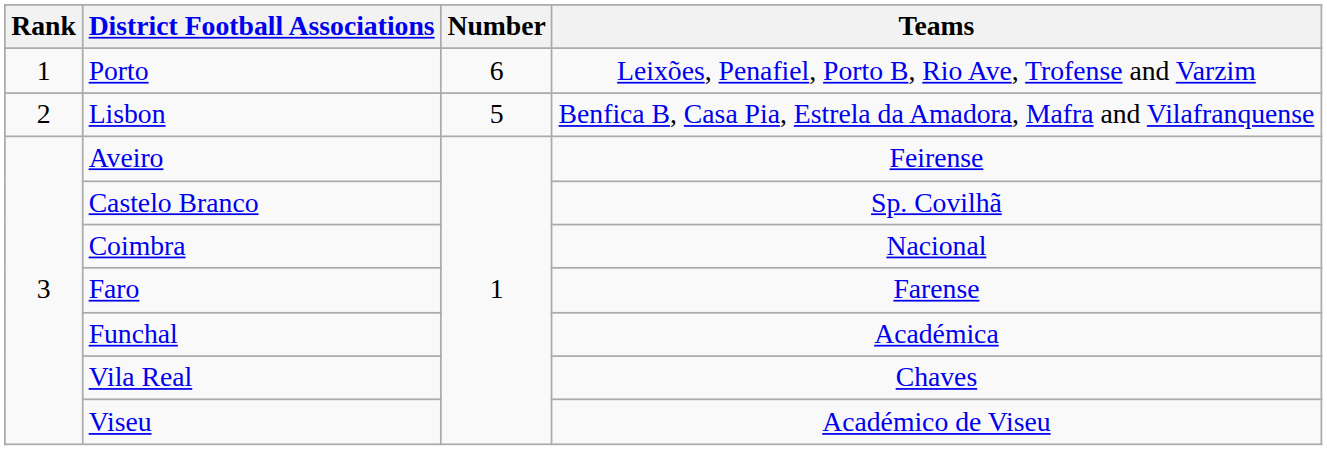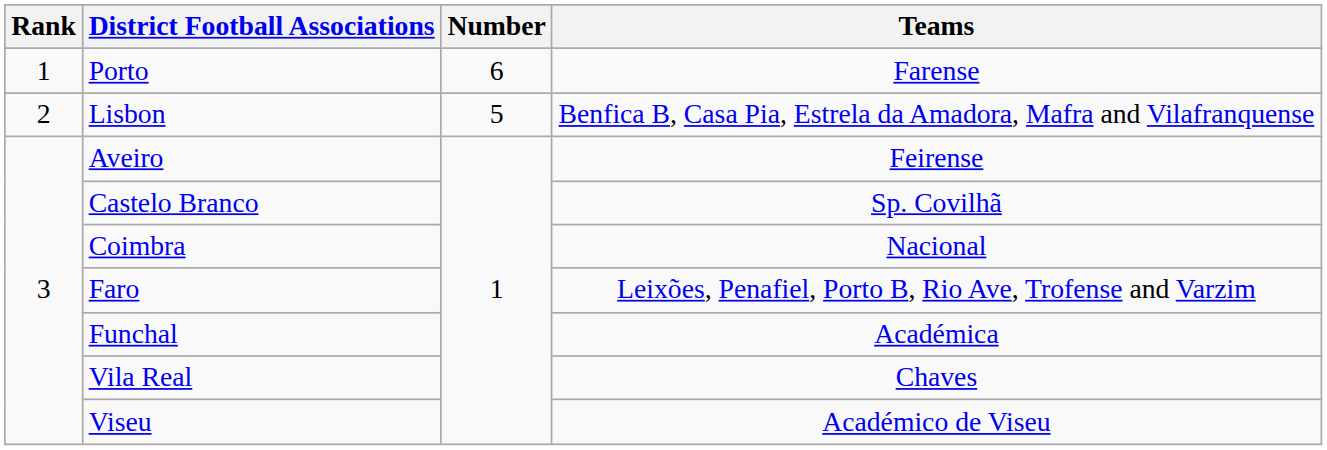(936, 70) Leixões, Penafiel, Porto B, Rio Ave, Trofense and Varzim -> (936, 70) Farense
(936, 289) Farense -> (936, 289) Leixões, Penafiel, Porto B, Rio Ave, Trofense and Varzim
